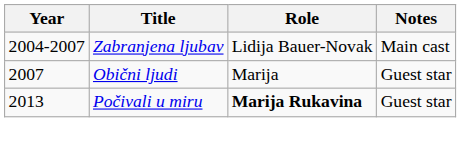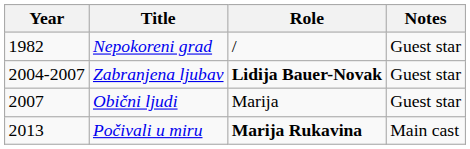+ row: (153, 46)
(302, 46) normal -> (307, 74) bold
(415, 46) Main cast -> (426, 74) Guest star
(416, 102) Guest star -> (425, 130) Main cast
